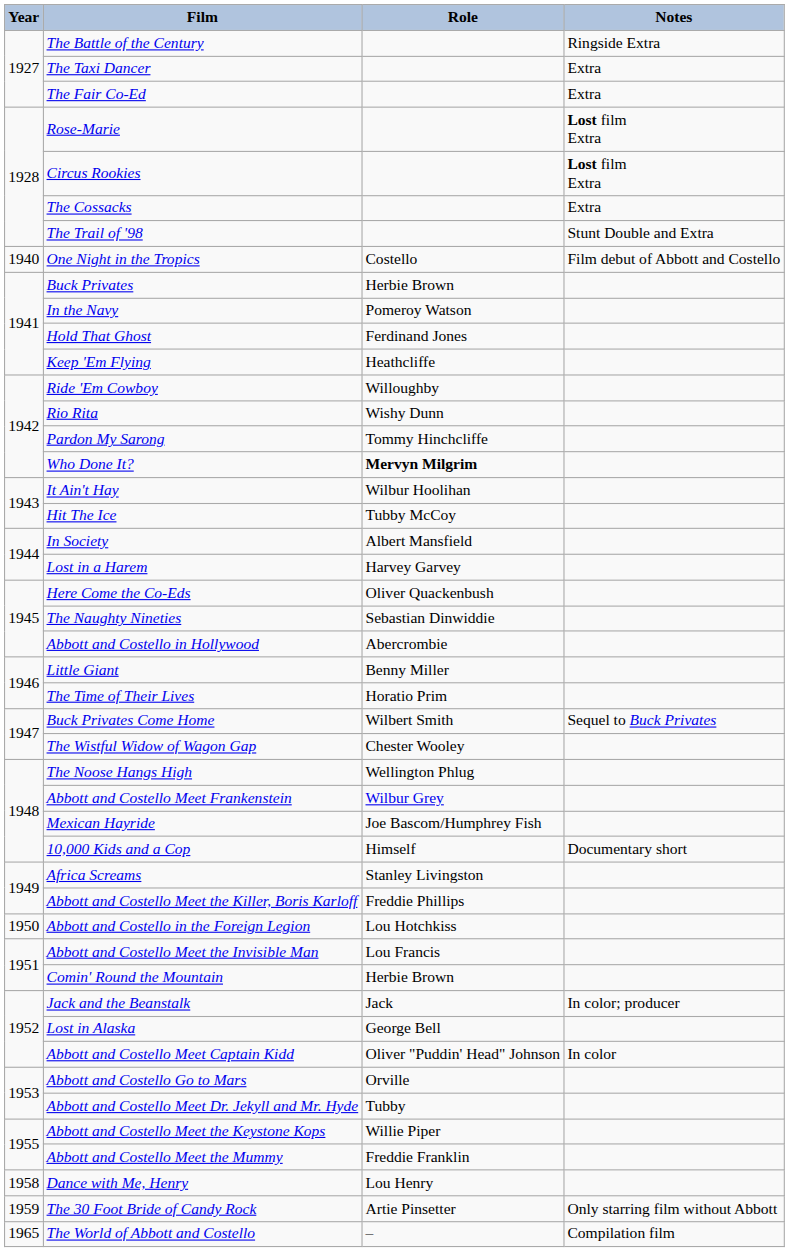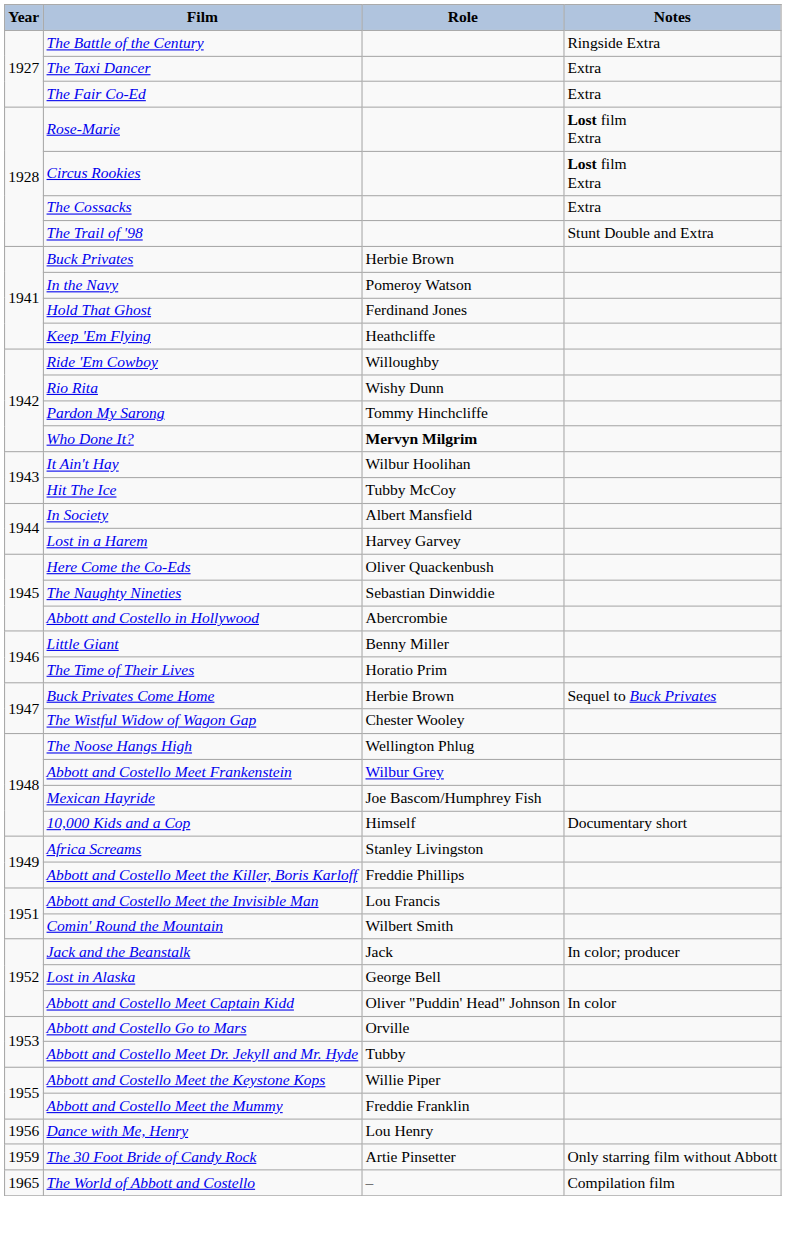- row: (123, 259)
(409, 721) Wilbert Smith -> (410, 695) Herbie Brown
- row: (178, 926)
(410, 977) Herbie Brown -> (409, 926) Wilbert Smith
(24, 1183) 1958 -> (24, 1131) 1956
